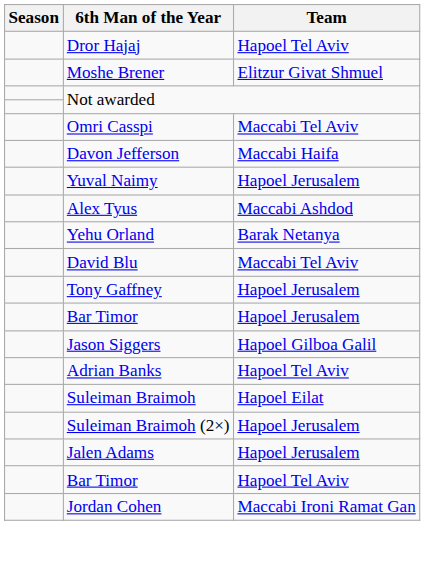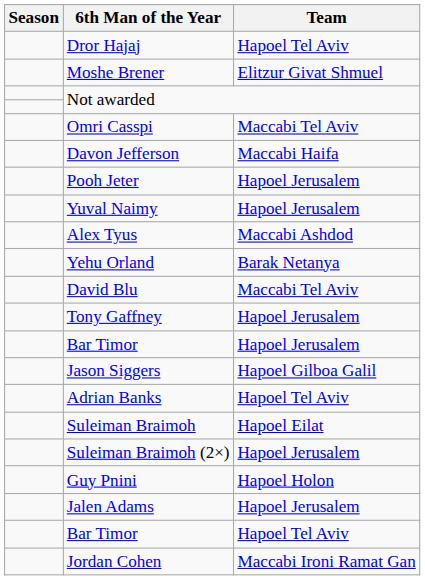+ row: (103, 180)
+ row: (102, 479)
